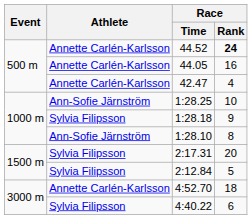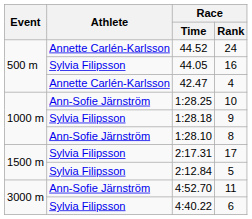(231, 49) bold -> (231, 49) normal
(110, 66) Annette Carlén-Karlsson -> (87, 66) Sylvia Filipsson
(231, 154) 20 -> (231, 154) 17
(110, 189) Annette Carlén-Karlsson -> (100, 189) Ann-Sofie Järnström
(231, 189) 18 -> (231, 189) 11
